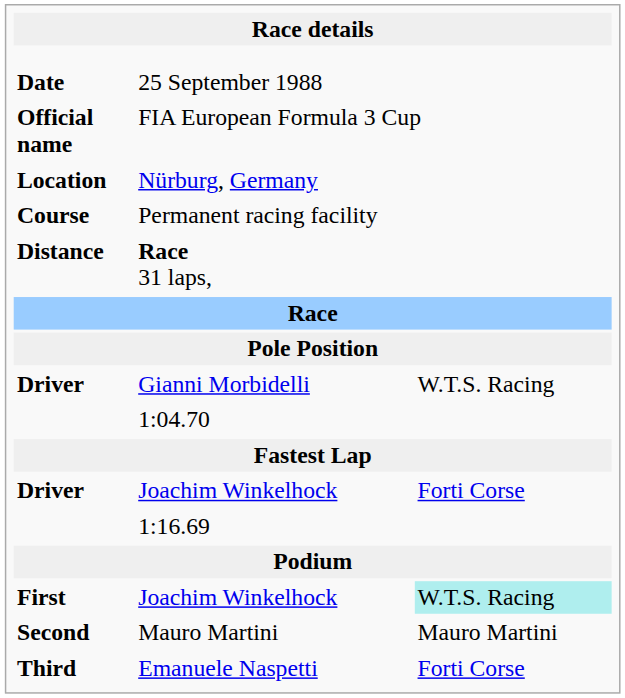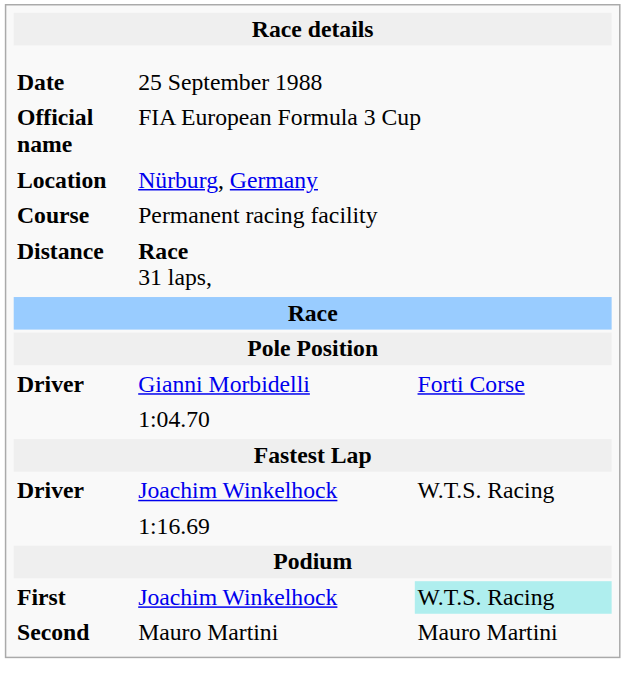(486, 384) W.T.S. Racing -> (471, 384) Forti Corse
(471, 490) Forti Corse -> (486, 490) W.T.S. Racing
- row: (47, 668)
